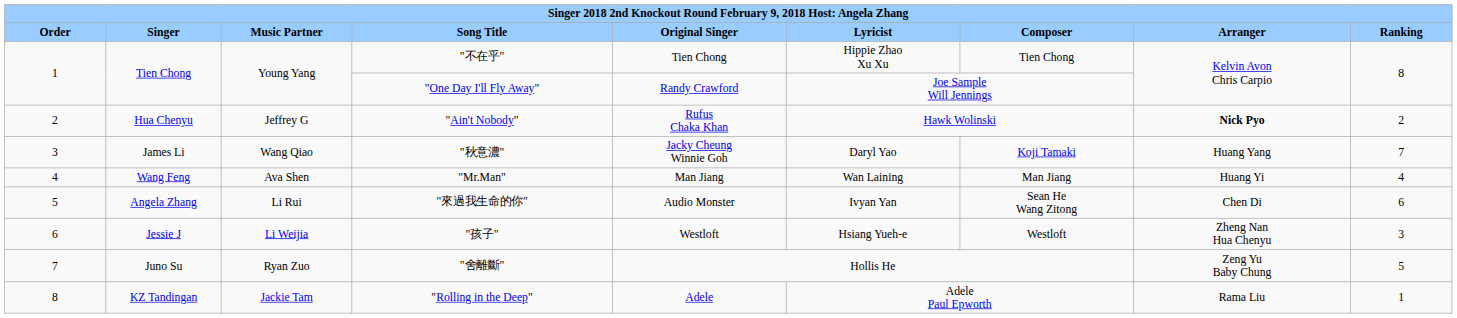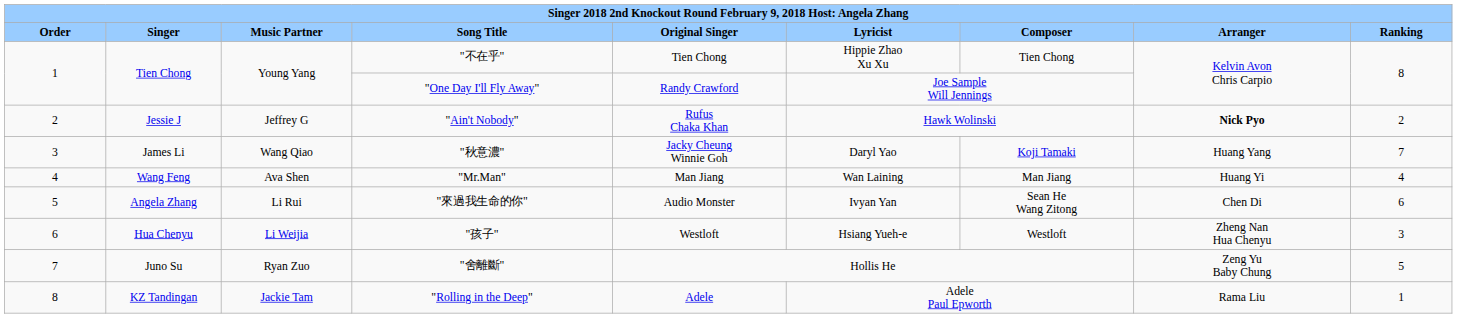(164, 120) Hua Chenyu -> (164, 120) Jessie J
(164, 234) Jessie J -> (164, 234) Hua Chenyu
